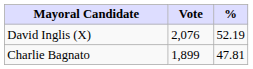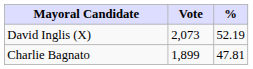(185, 34) 2,076 -> (185, 34) 2,073
